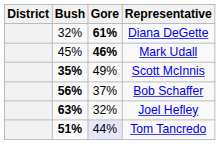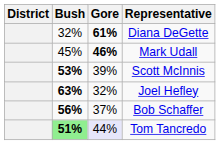(70, 71) 35% -> (70, 71) 53%
(105, 71) 49% -> (105, 71) 39%
rows swapped: (168, 91) <-> (168, 110)
(70, 129) no background -> (70, 129) lightgreen background
